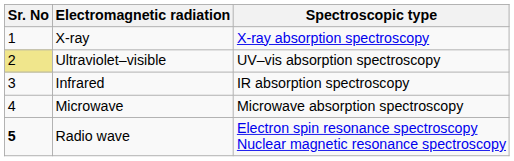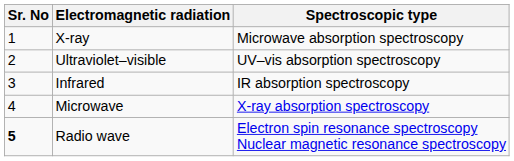(333, 38) X-ray absorption spectroscopy -> (350, 38) Microwave absorption spectroscopy
(12, 60) khaki background -> (12, 60) no background
(350, 106) Microwave absorption spectroscopy -> (333, 106) X-ray absorption spectroscopy
